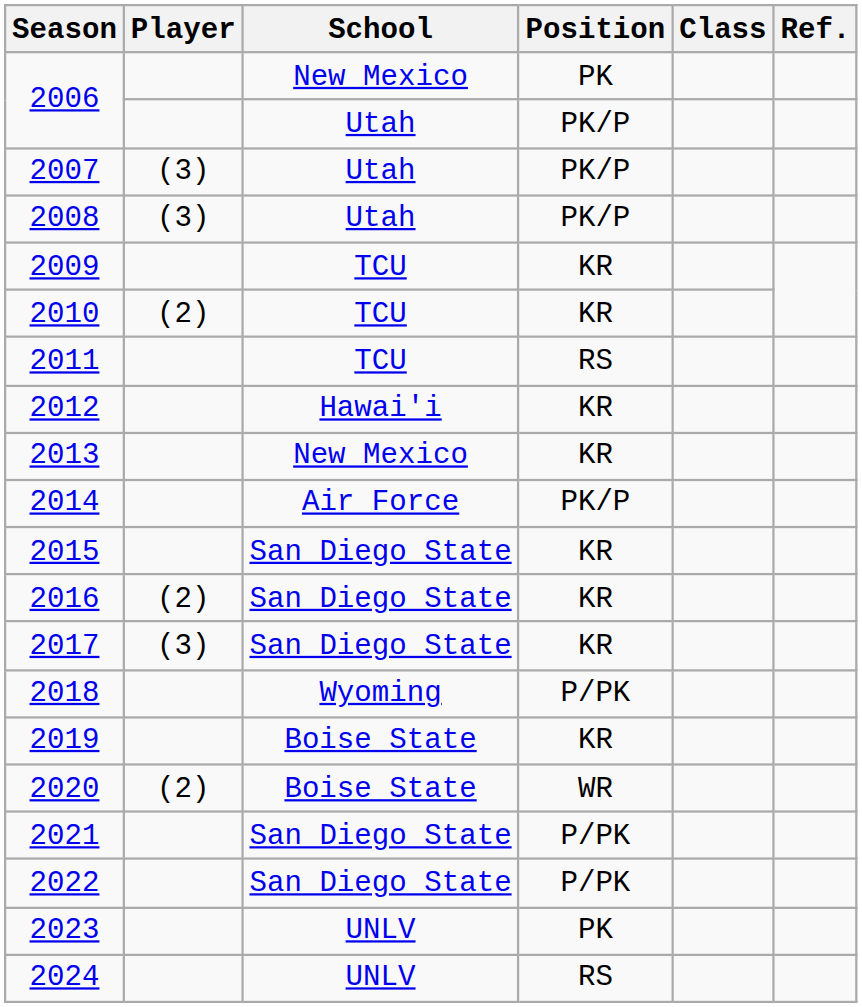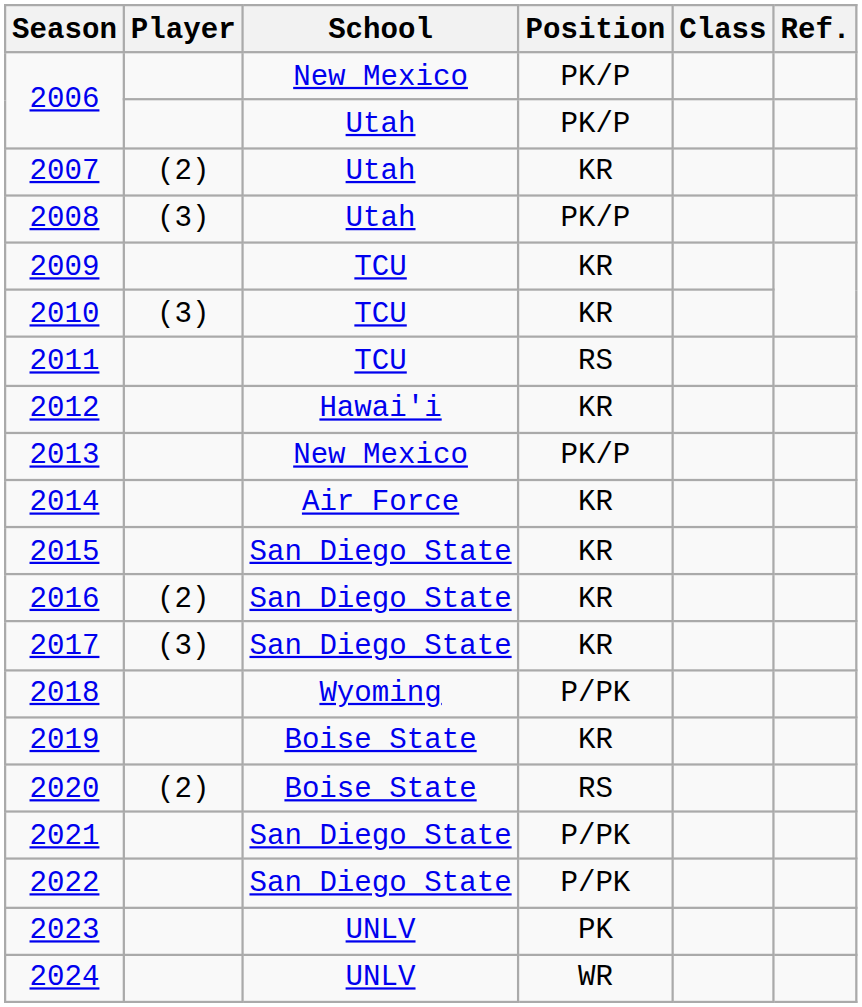(595, 76) PK -> (595, 76) PK/P
(183, 171) (3) -> (183, 171) (2)
(595, 171) PK/P -> (595, 171) KR
(183, 314) (2) -> (183, 314) (3)
(595, 456) KR -> (595, 456) PK/P
(595, 503) PK/P -> (595, 503) KR
(595, 788) WR -> (595, 788) RS
(595, 978) RS -> (595, 978) WR
